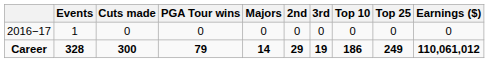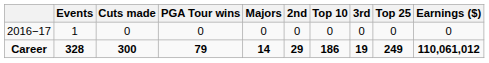columns swapped: (321, 13) <-> (353, 13)
